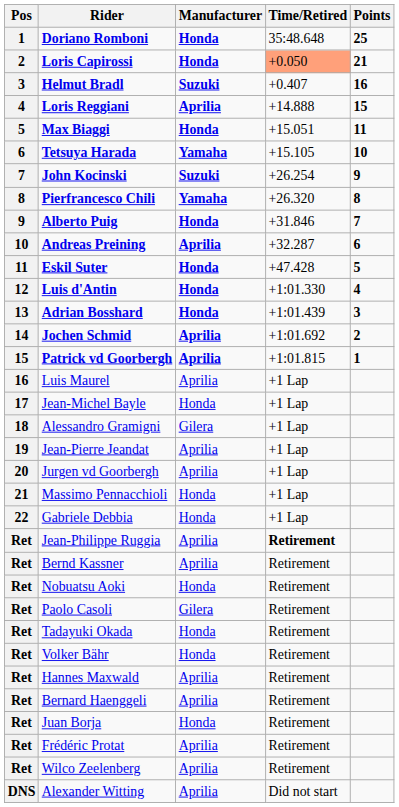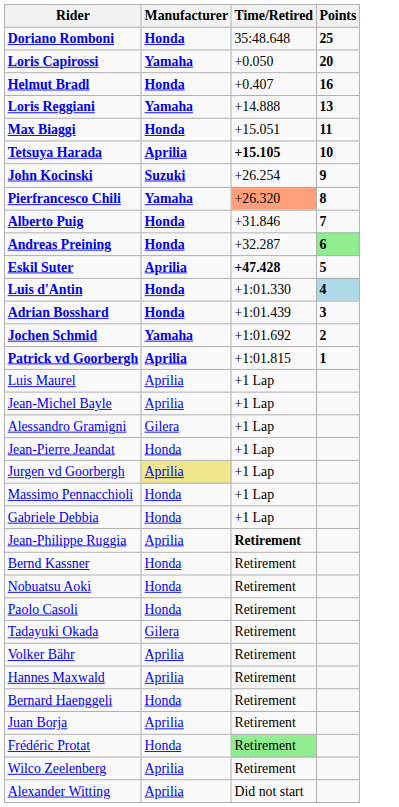- column: (21, 16)
(199, 61) Honda -> (169, 61) Yamaha
(288, 61) lightsalmon background -> (254, 61) no background
(360, 61) 21 -> (326, 61) 20
(199, 84) Suzuki -> (165, 84) Honda
(200, 107) Aprilia -> (169, 107) Yamaha
(360, 107) 15 -> (326, 107) 13
(203, 152) Yamaha -> (166, 152) Aprilia
(291, 152) normal -> (257, 152) bold
(291, 198) no background -> (257, 198) lightsalmon background
(200, 244) Aprilia -> (165, 244) Honda
(357, 244) no background -> (323, 244) lightgreen background
(199, 266) Honda -> (166, 266) Aprilia
(291, 266) normal -> (257, 266) bold
(357, 289) no background -> (323, 289) lightblue background
(200, 335) Aprilia -> (169, 335) Yamaha
(197, 403) Honda -> (164, 403) Aprilia
(198, 449) Aprilia -> (163, 449) Honda
(198, 472) no background -> (164, 472) khaki background
(198, 563) Aprilia -> (163, 563) Honda
(196, 609) Gilera -> (163, 609) Honda
(197, 631) Honda -> (162, 631) Gilera
(197, 654) Honda -> (164, 654) Aprilia
(198, 700) Aprilia -> (163, 700) Honda
(197, 723) Honda -> (164, 723) Aprilia
(198, 745) Aprilia -> (163, 745) Honda
(299, 745) no background -> (265, 745) lightgreen background
